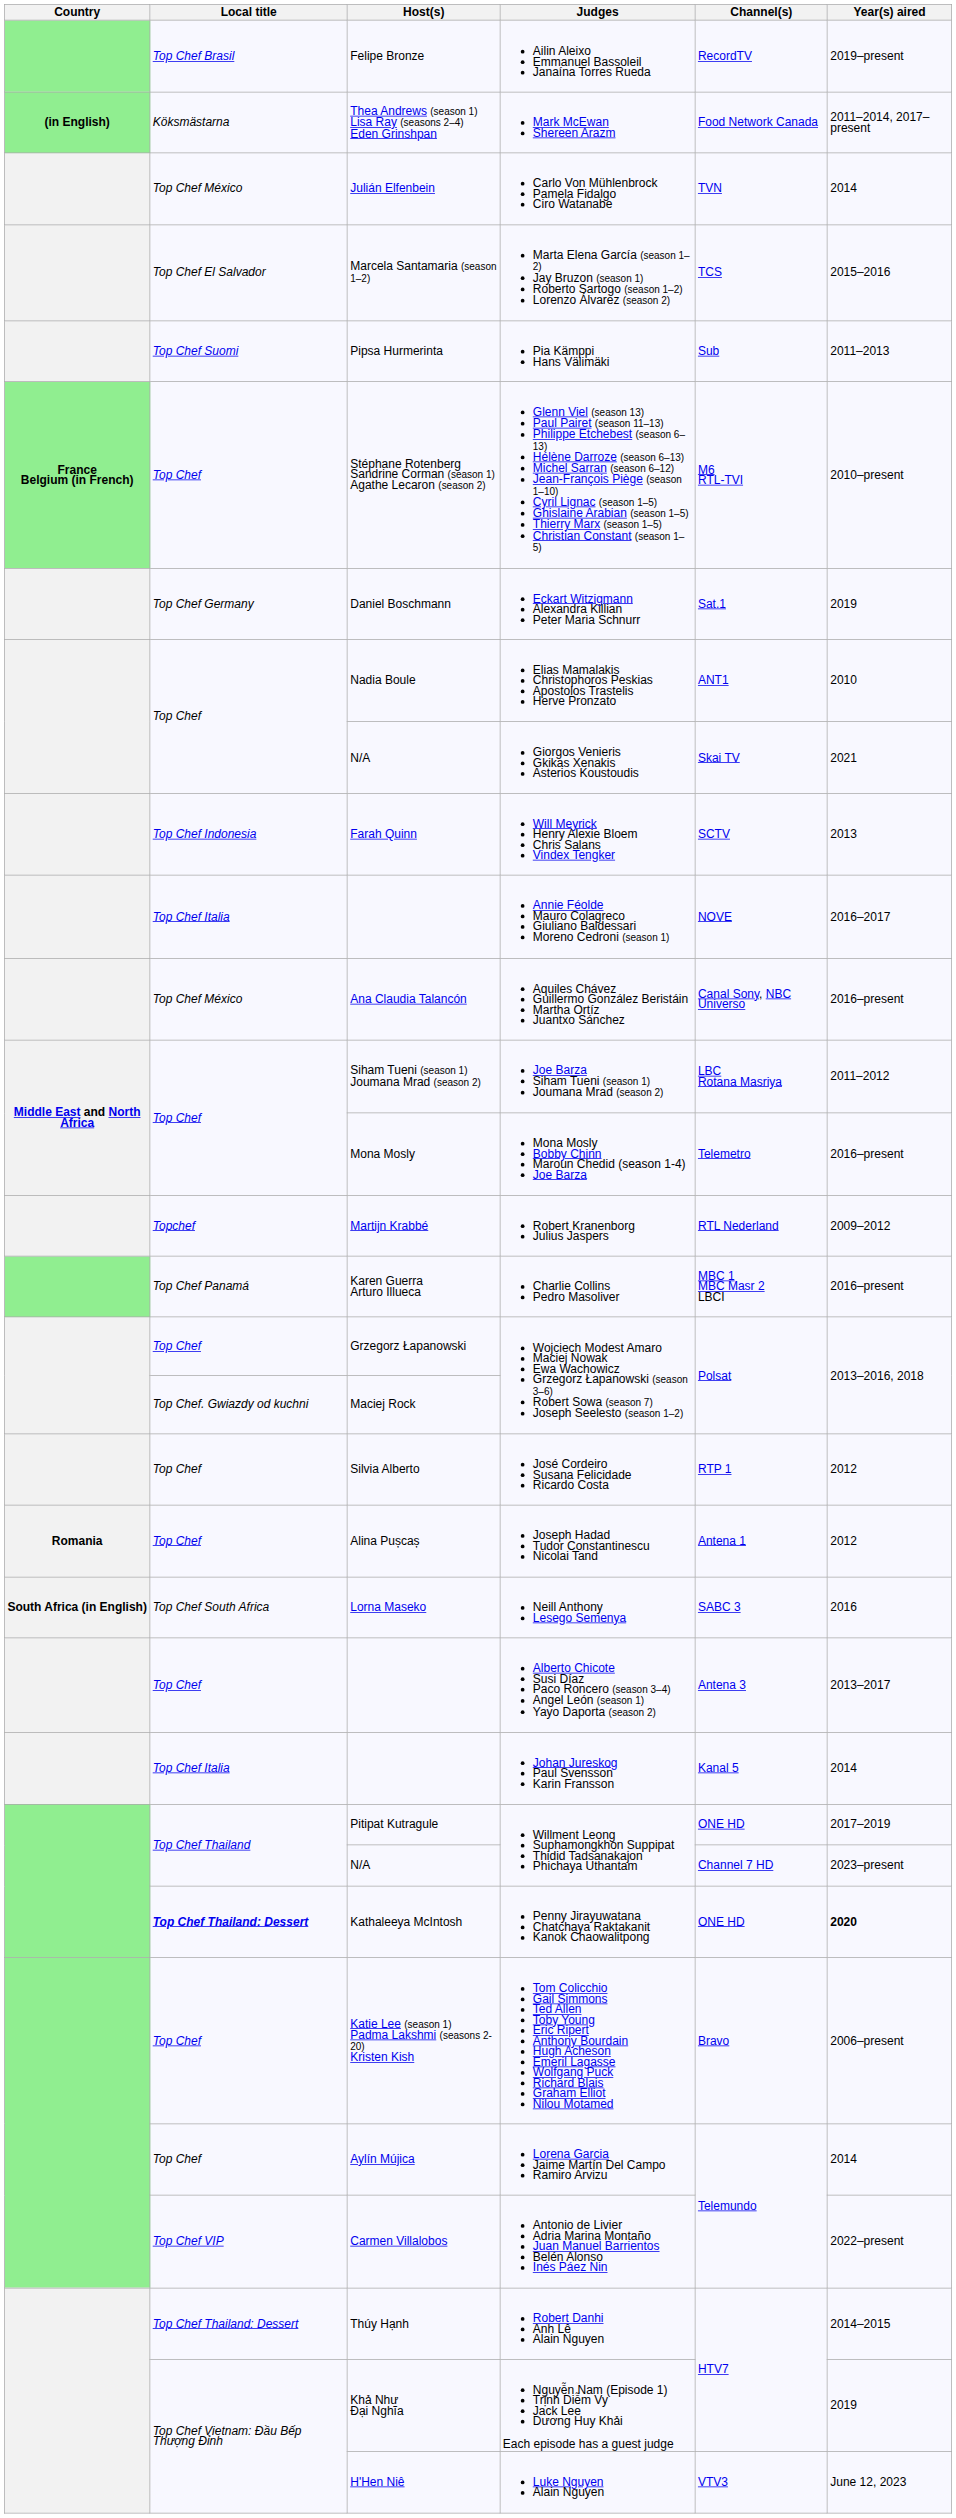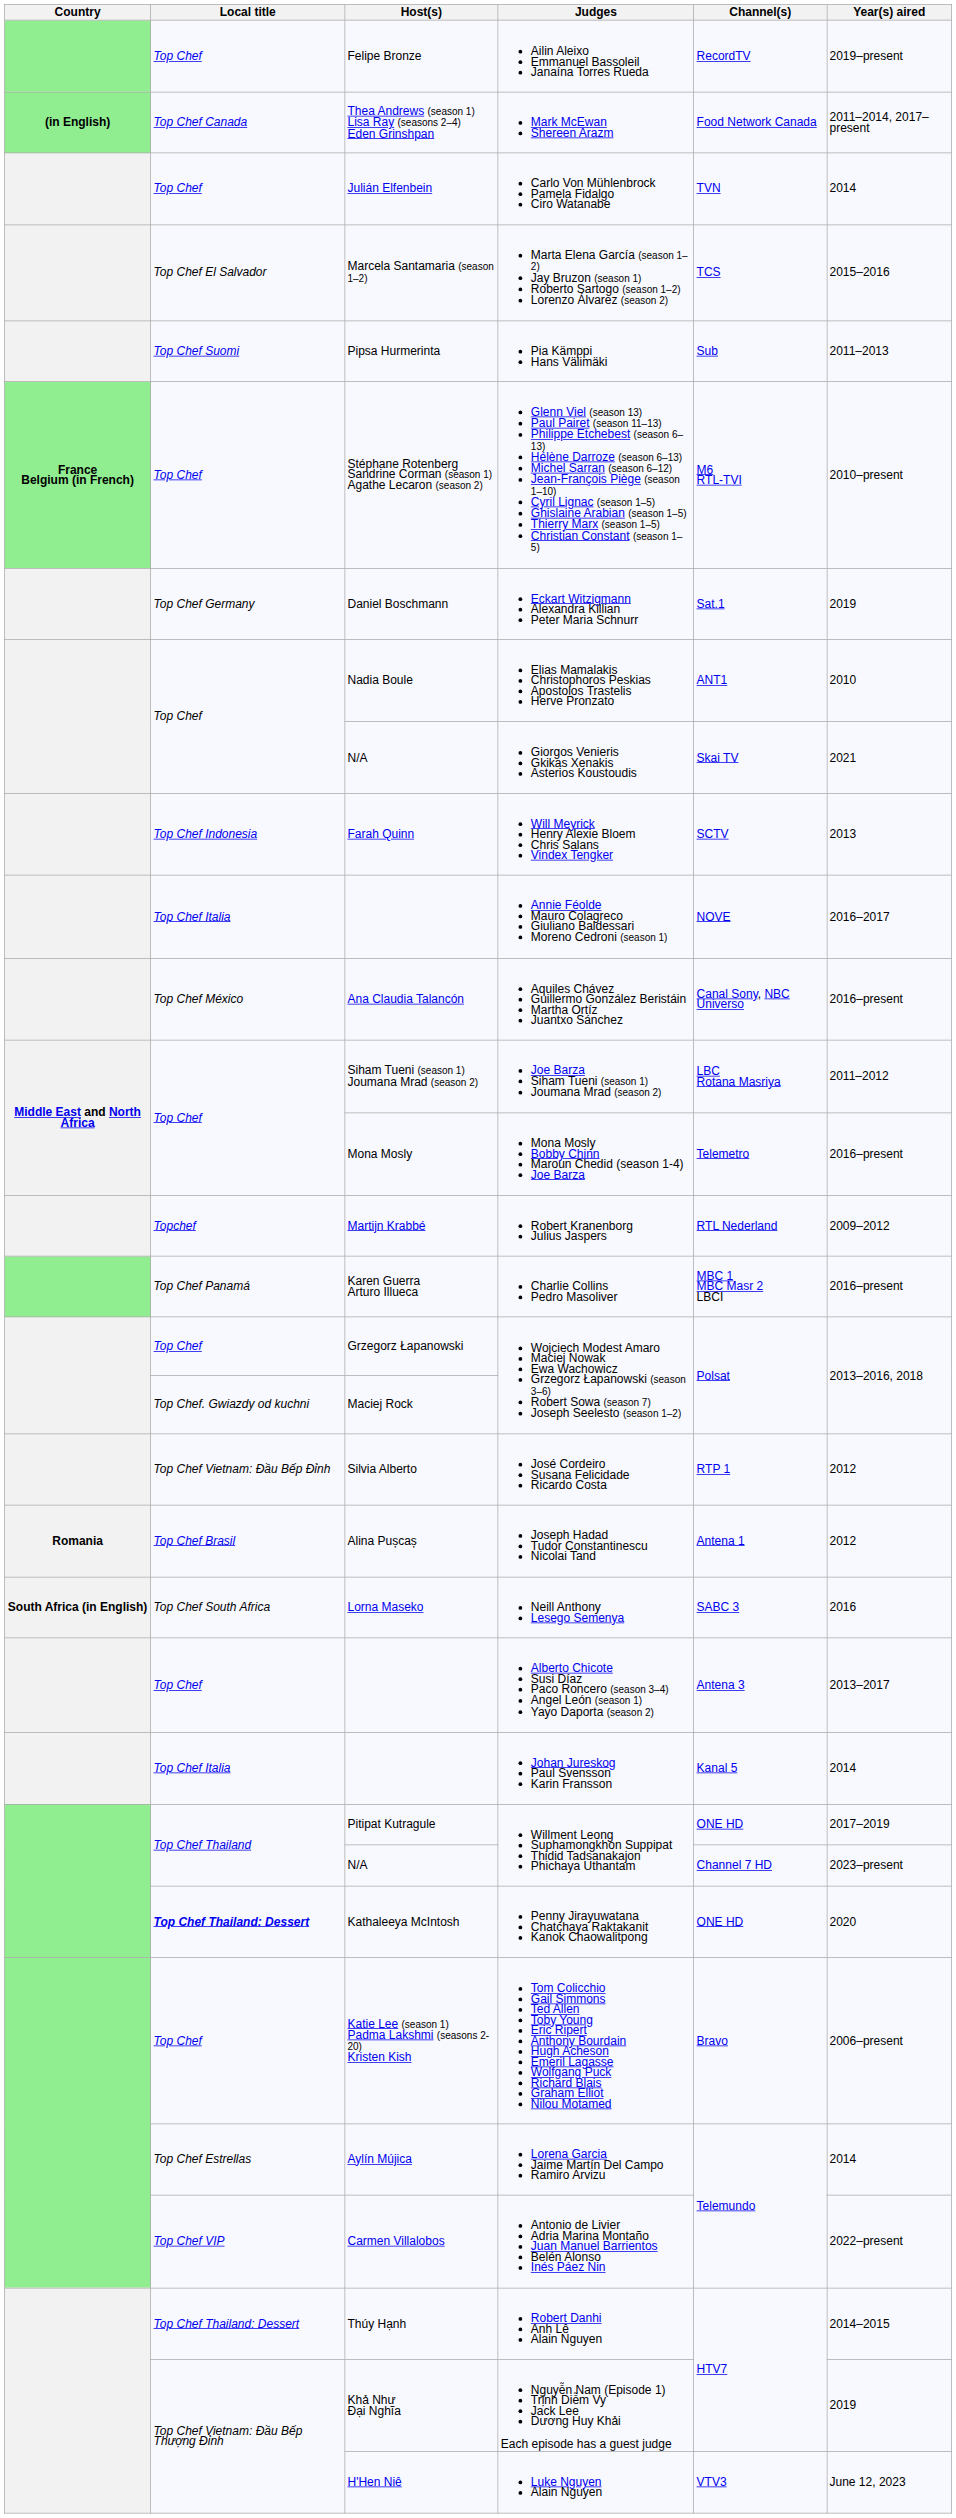(194, 56) Top Chef Brasil -> (178, 56) Top Chef
(191, 122) Köksmästarna -> (200, 122) Top Chef Canada
(198, 188) Top Chef México -> (178, 188) Top Chef
(177, 1469) Top Chef -> (242, 1469) Top Chef Vietnam: Đầu Bếp Đỉnh
(177, 1541) Top Chef -> (194, 1541) Top Chef Brasil
(844, 1922) bold -> (843, 1922) normal
(177, 2159) Top Chef -> (202, 2159) Top Chef Estrellas
